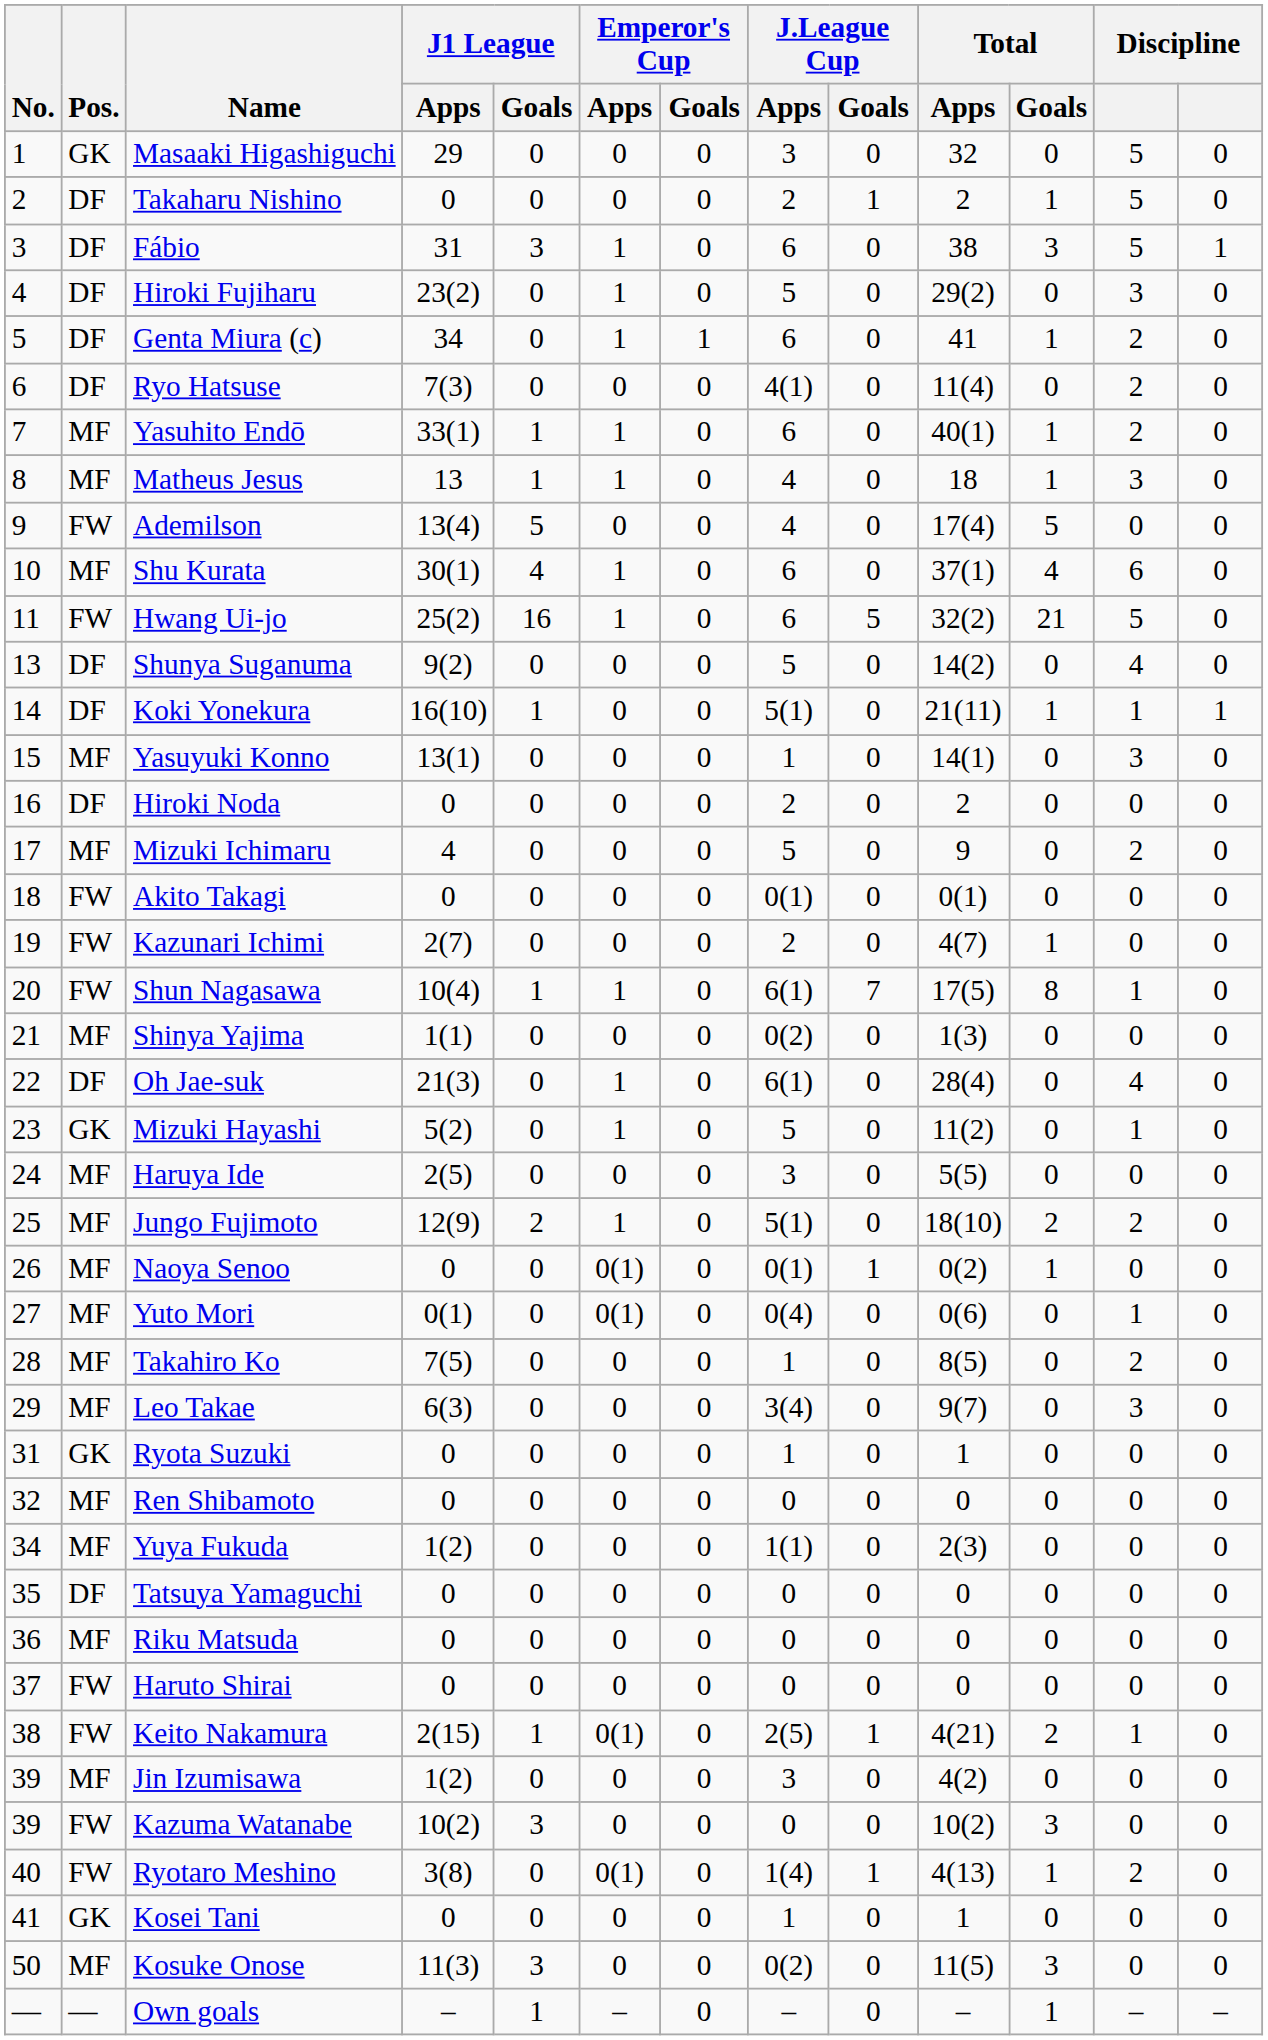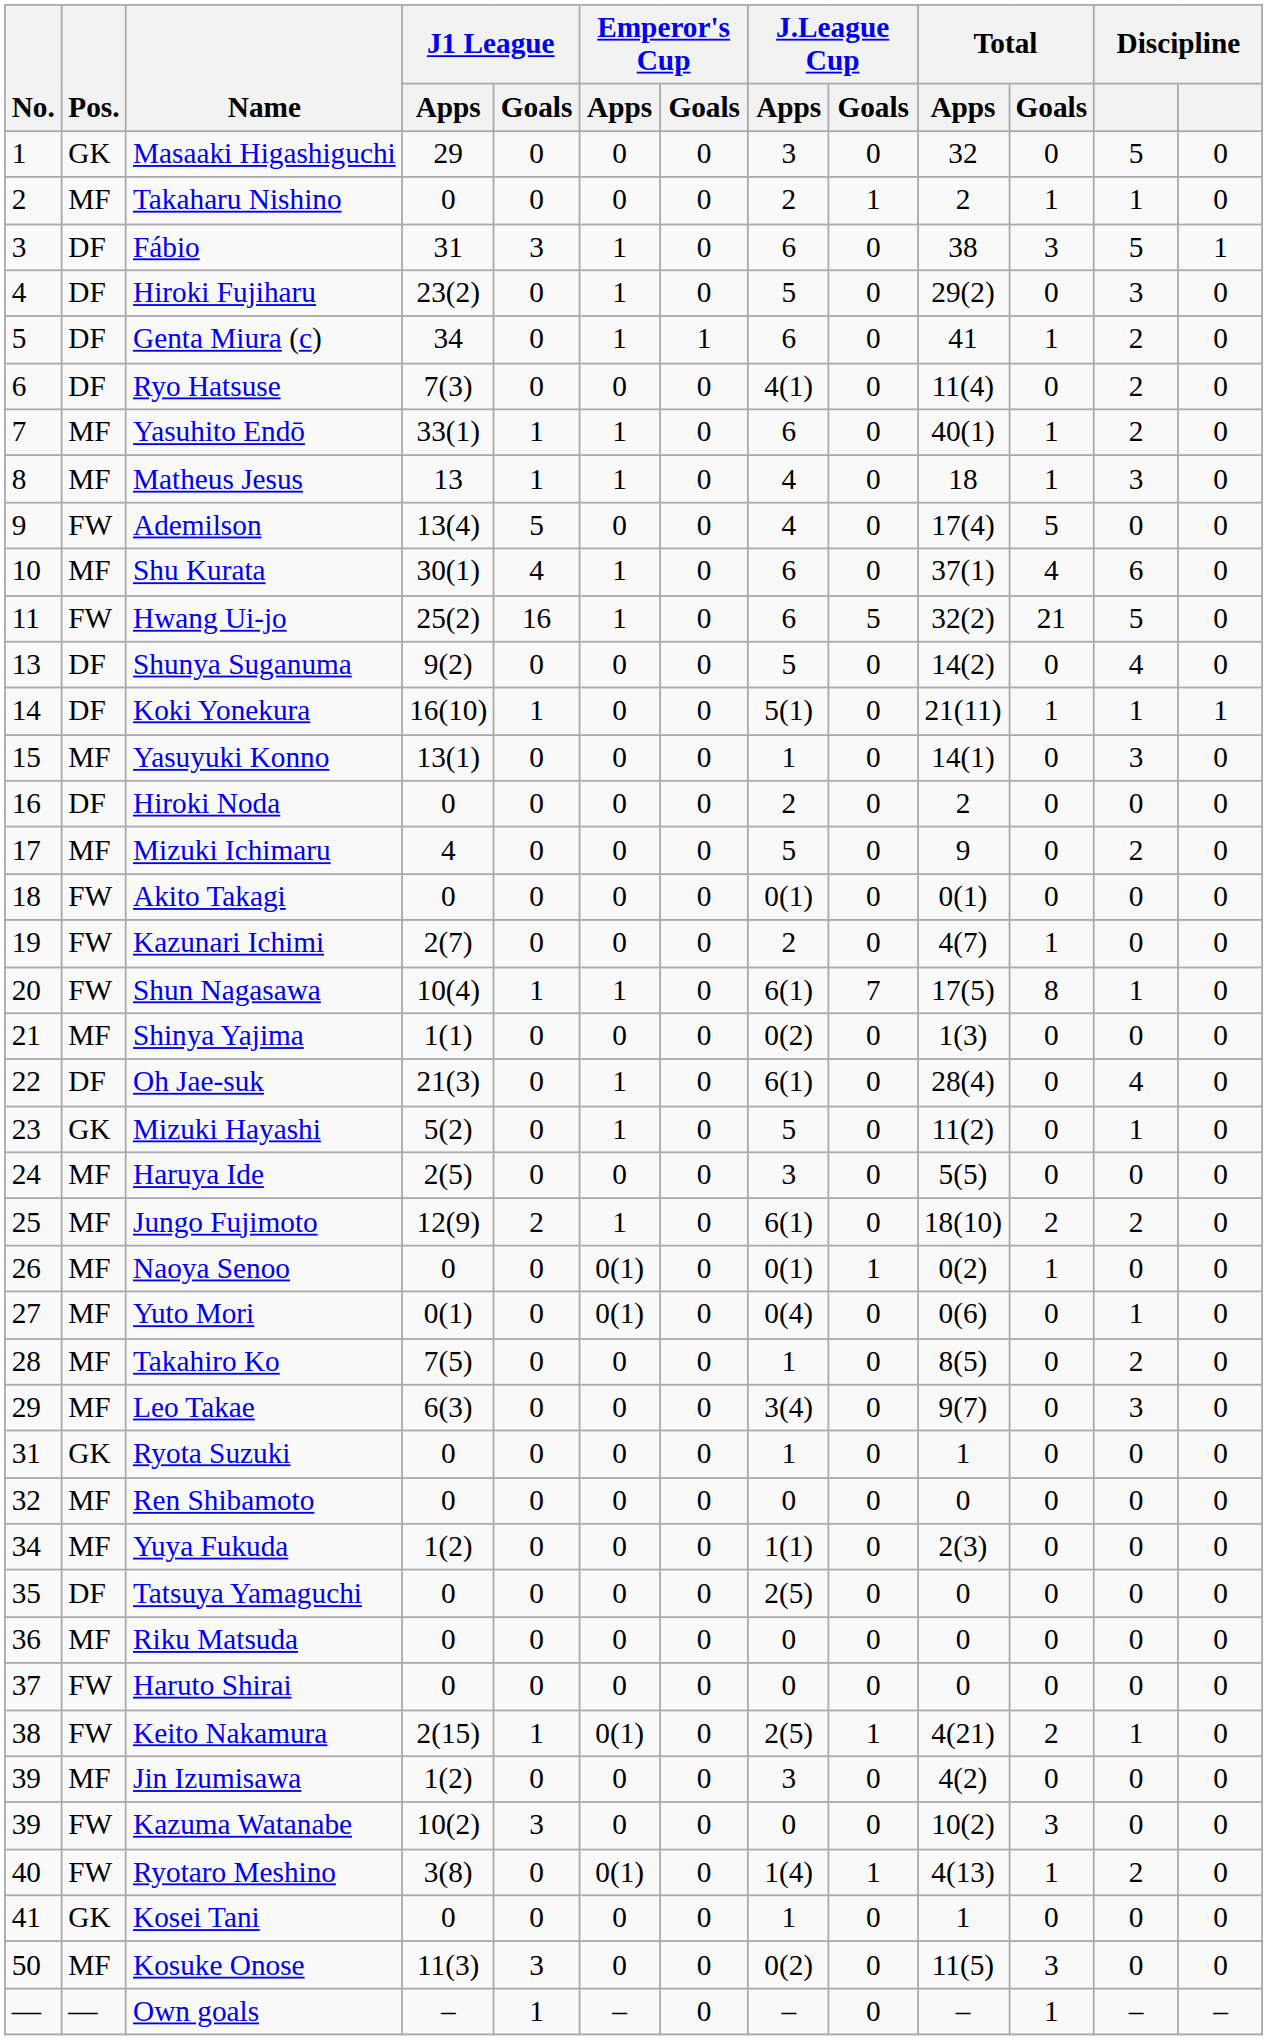(87, 199) DF -> (89, 199) MF
(1136, 199) 5 -> (1136, 199) 1
(789, 1221) 5(1) -> (789, 1221) 6(1)
(789, 1593) 0 -> (789, 1593) 2(5)
